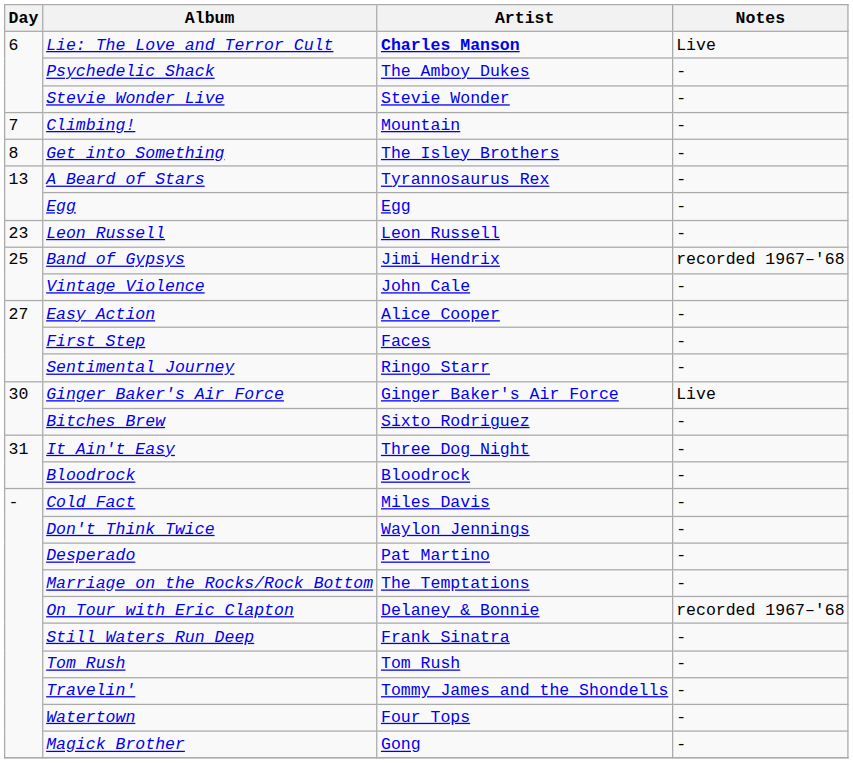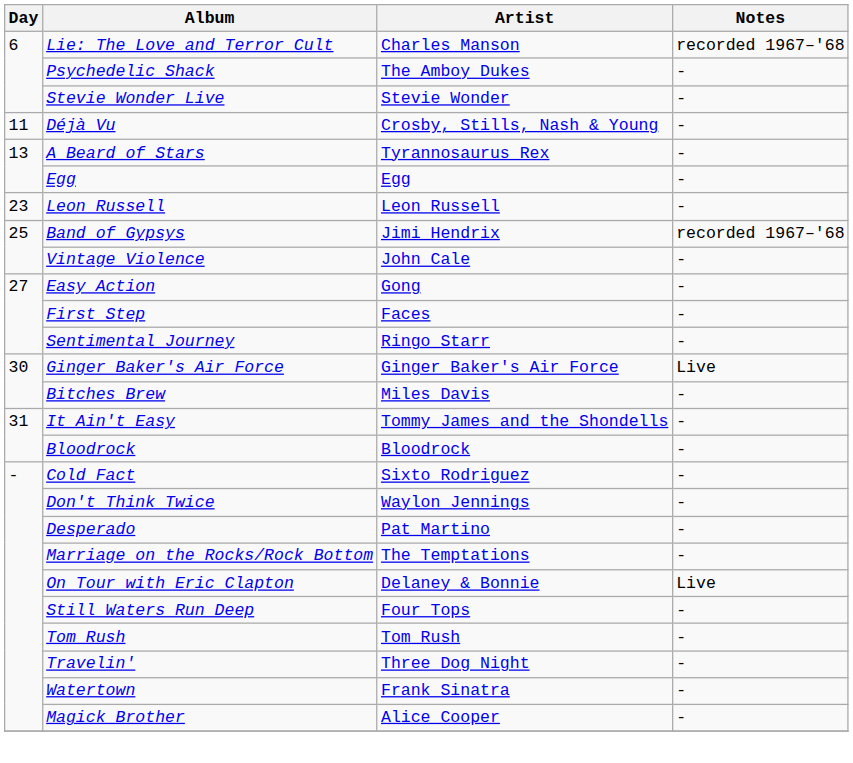(450, 45) bold -> (450, 45) normal
(696, 45) Live -> (760, 45) recorded 1967–'68
- row: (91, 126)
- row: (135, 153)
+ row: (81, 126)
(440, 314) Alice Cooper -> (401, 287) Gong
(455, 422) Sixto Rodriguez -> (435, 395) Miles Davis
(455, 449) Three Dog Night -> (525, 422) Tommy James and the Shondells
(435, 502) Miles Davis -> (455, 476) Sixto Rodriguez
(760, 610) recorded 1967–'68 -> (696, 583) Live
(445, 637) Frank Sinatra -> (426, 610) Four Tops
(525, 691) Tommy James and the Shondells -> (455, 664) Three Dog Night
(426, 718) Four Tops -> (445, 691) Frank Sinatra
(401, 745) Gong -> (440, 718) Alice Cooper
